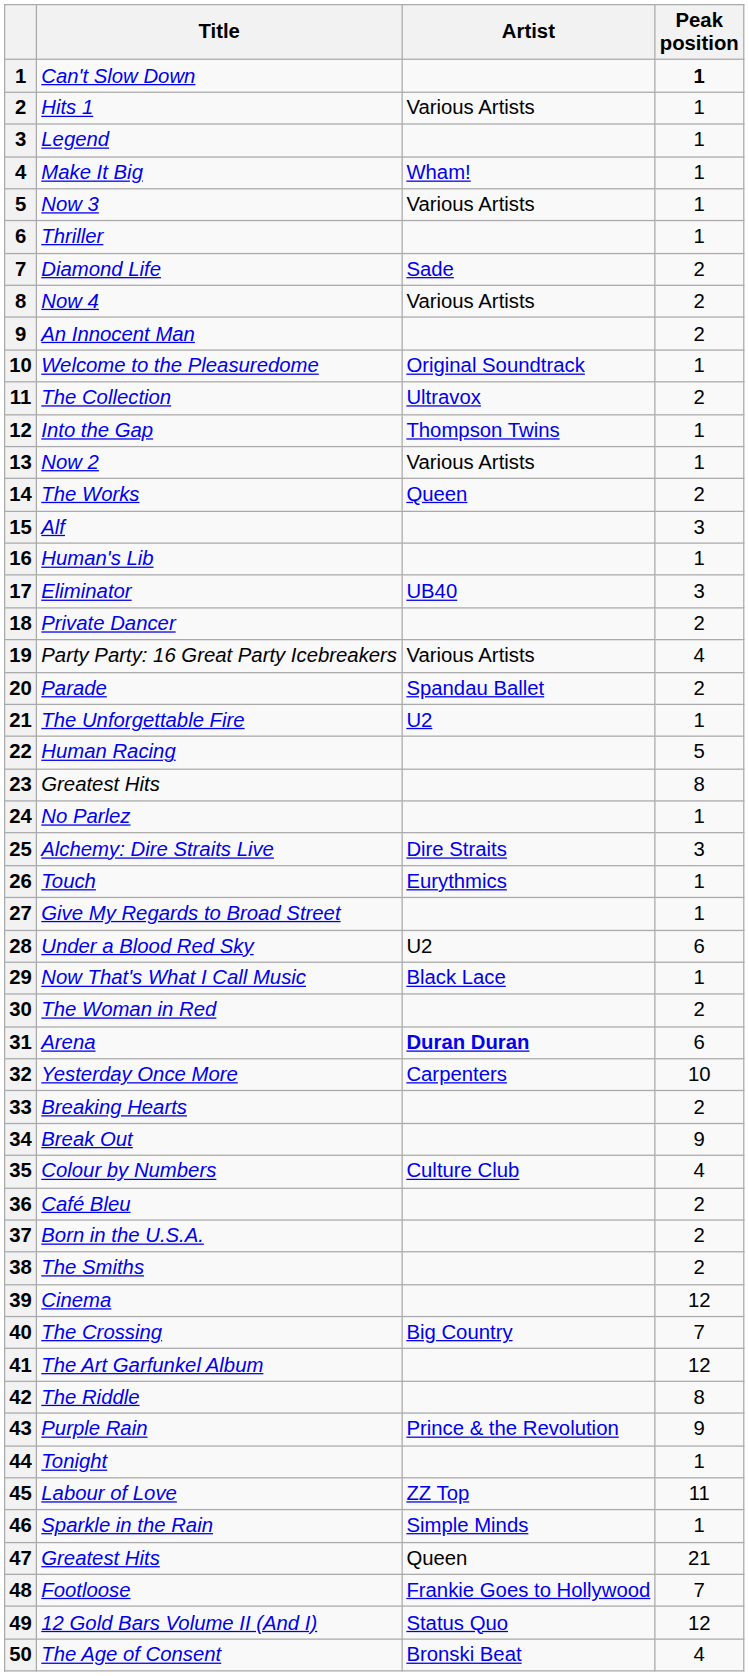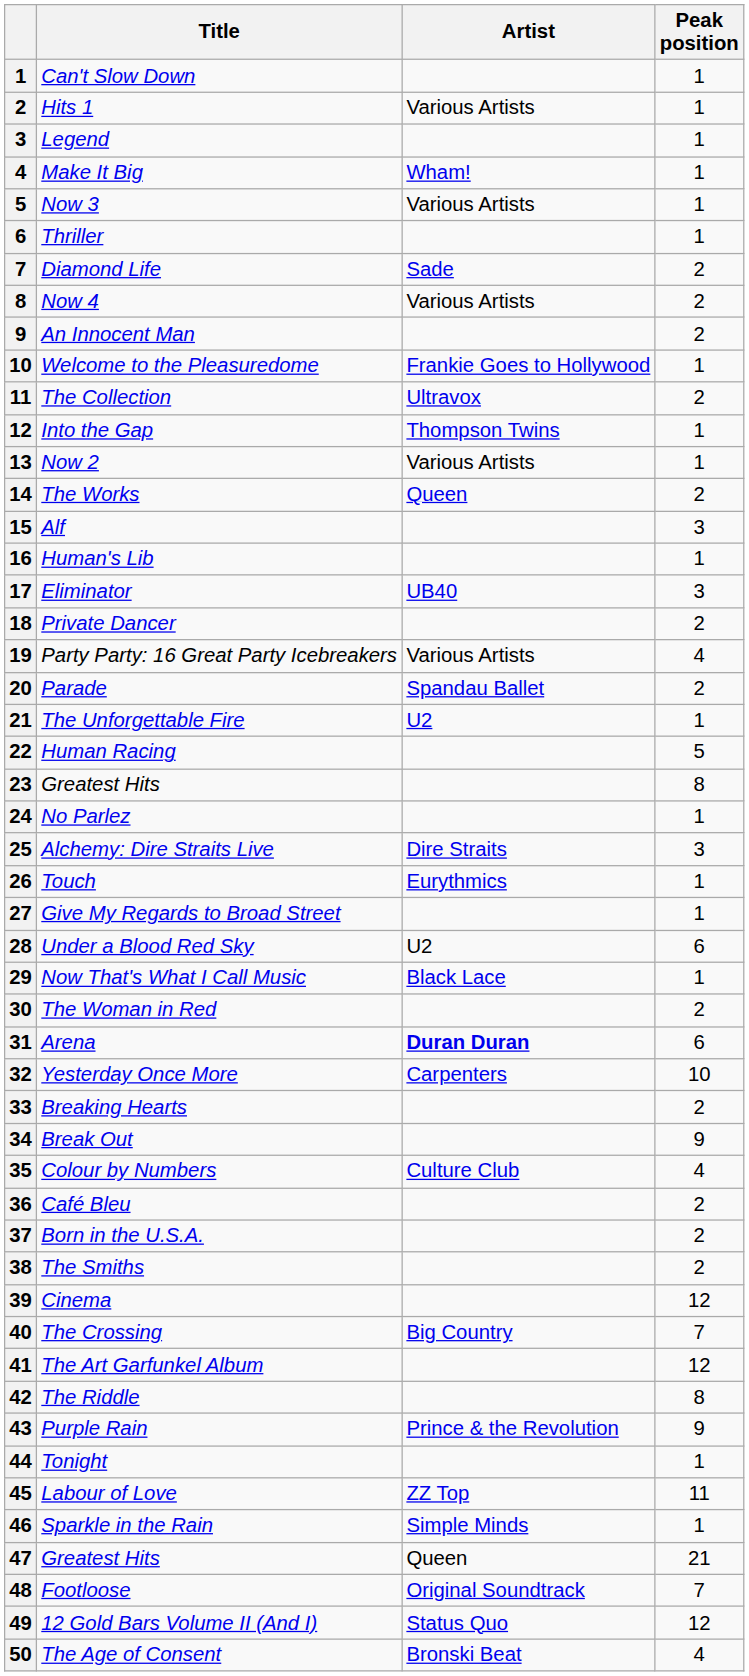(699, 75) bold -> (699, 75) normal
(496, 365) Original Soundtrack -> (528, 365) Frankie Goes to Hollywood
(528, 1590) Frankie Goes to Hollywood -> (496, 1590) Original Soundtrack
